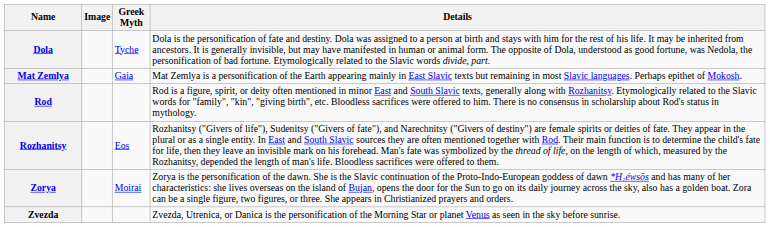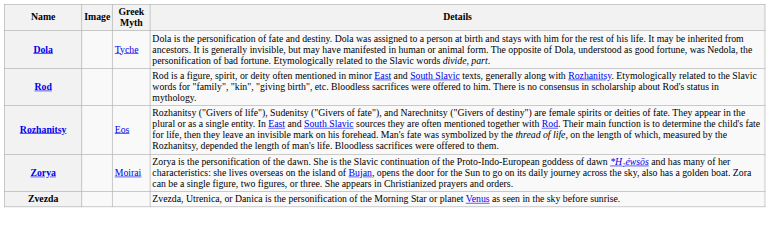- row: (43, 76)
